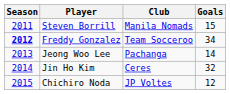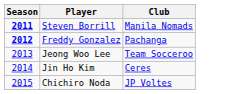- column: (210, 11)
(22, 26) normal -> (22, 26) bold
(159, 40) Team Socceroo -> (146, 40) Pachanga
(146, 54) Pachanga -> (159, 54) Team Socceroo
